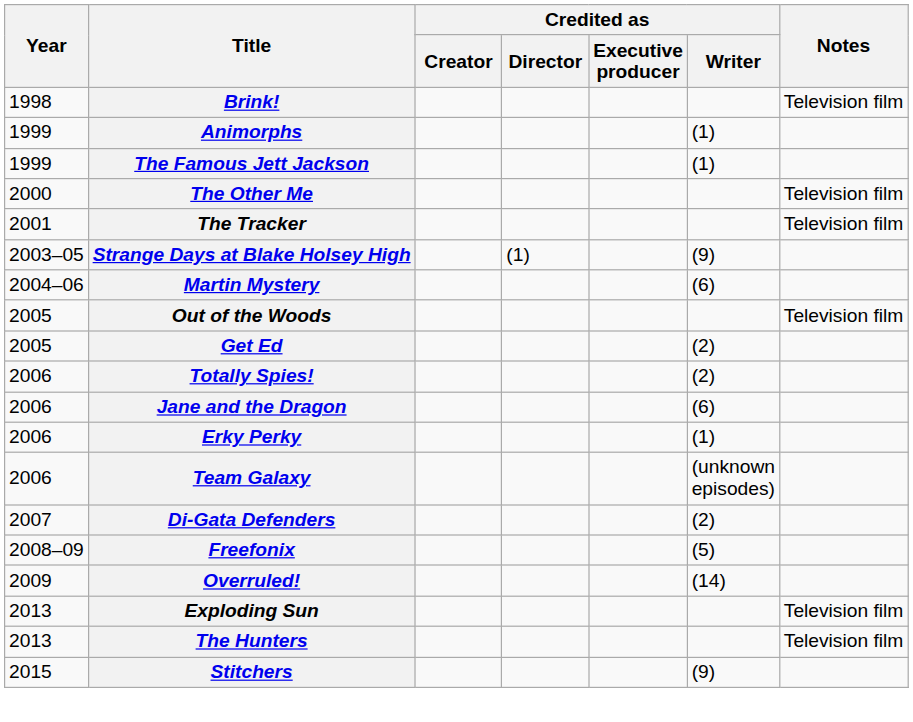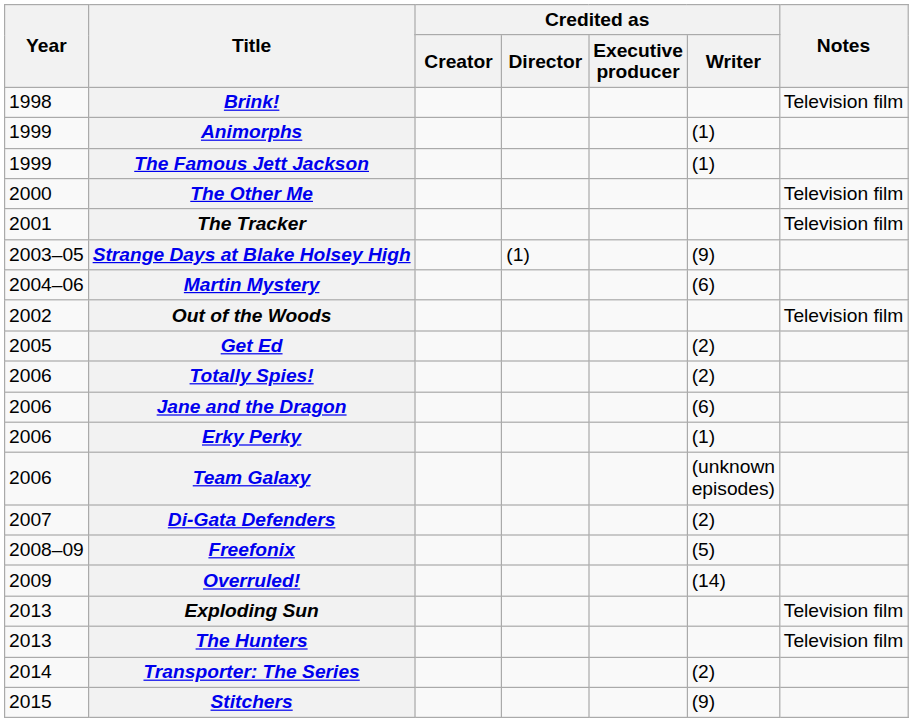(30, 315) 2005 -> (30, 315) 2002
+ row: (252, 671)
